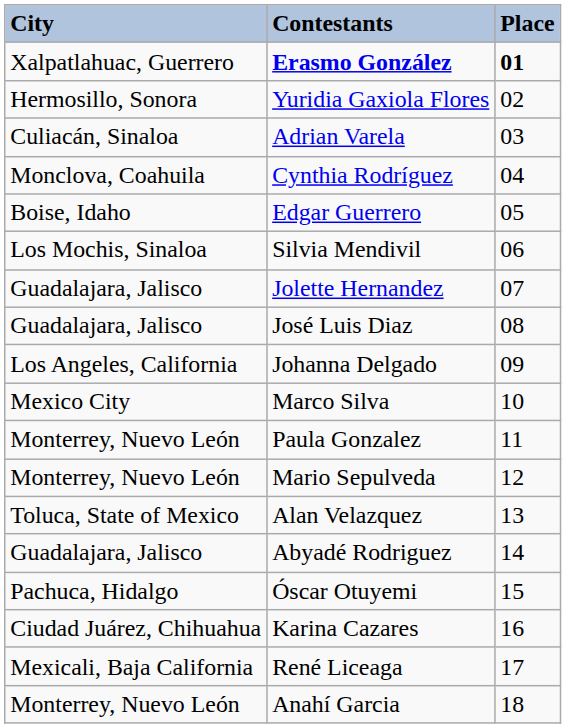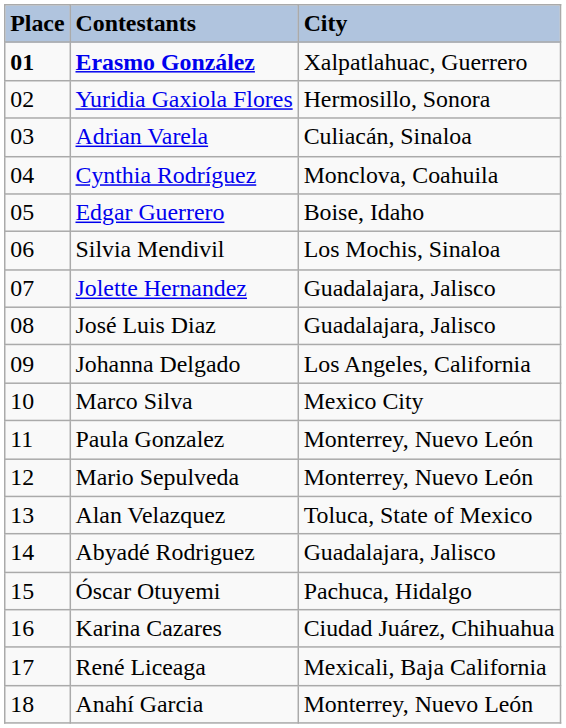columns swapped: (527, 23) <-> (32, 23)
